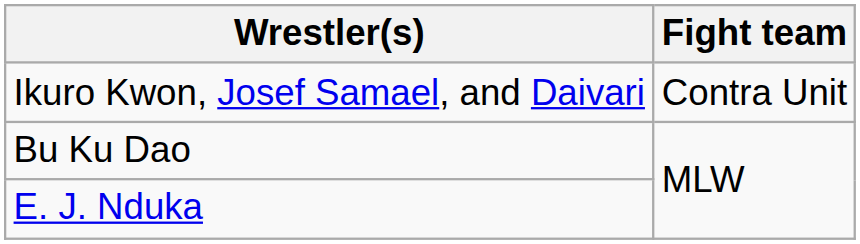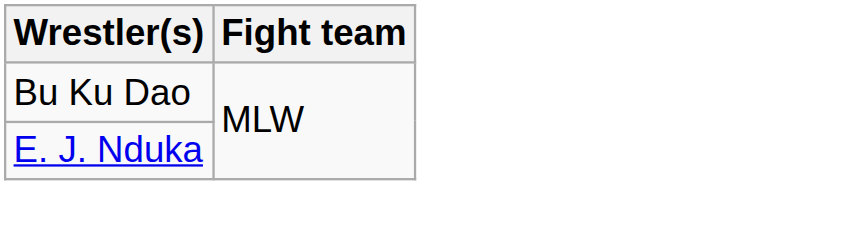- row: (329, 91)
